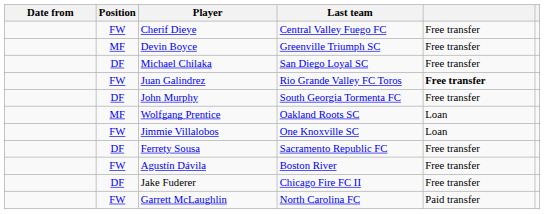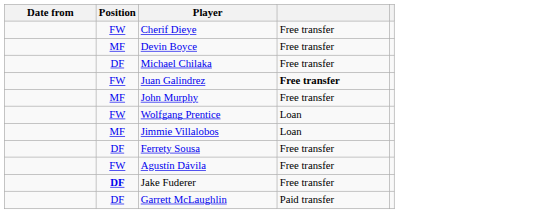- column: (350, 13)
(117, 98) DF -> (117, 98) MF
(117, 115) MF -> (117, 115) FW
(117, 132) FW -> (117, 132) MF
(117, 183) normal -> (117, 183) bold
(117, 200) FW -> (117, 200) DF
